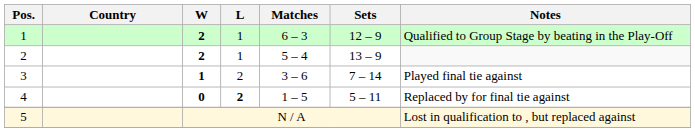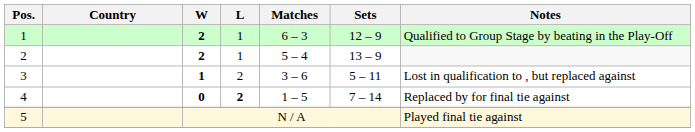(365, 76) 7 – 14 -> (365, 76) 5 – 11
(463, 76) Played final tie against -> (520, 76) Lost in qualification to , but replaced against
(365, 96) 5 – 11 -> (365, 96) 7 – 14
(520, 117) Lost in qualification to , but replaced against -> (463, 117) Played final tie against
